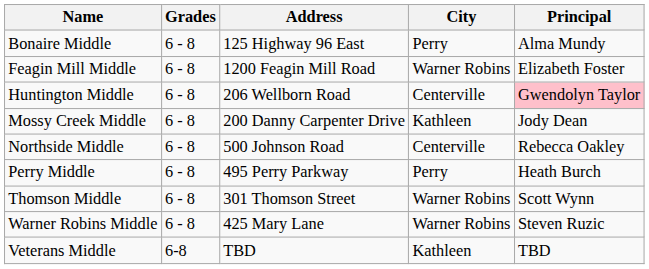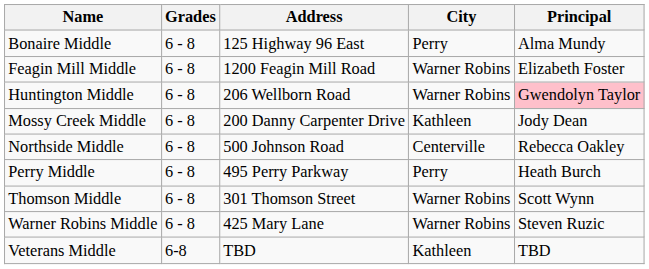(449, 95) Centerville -> (462, 95) Warner Robins
